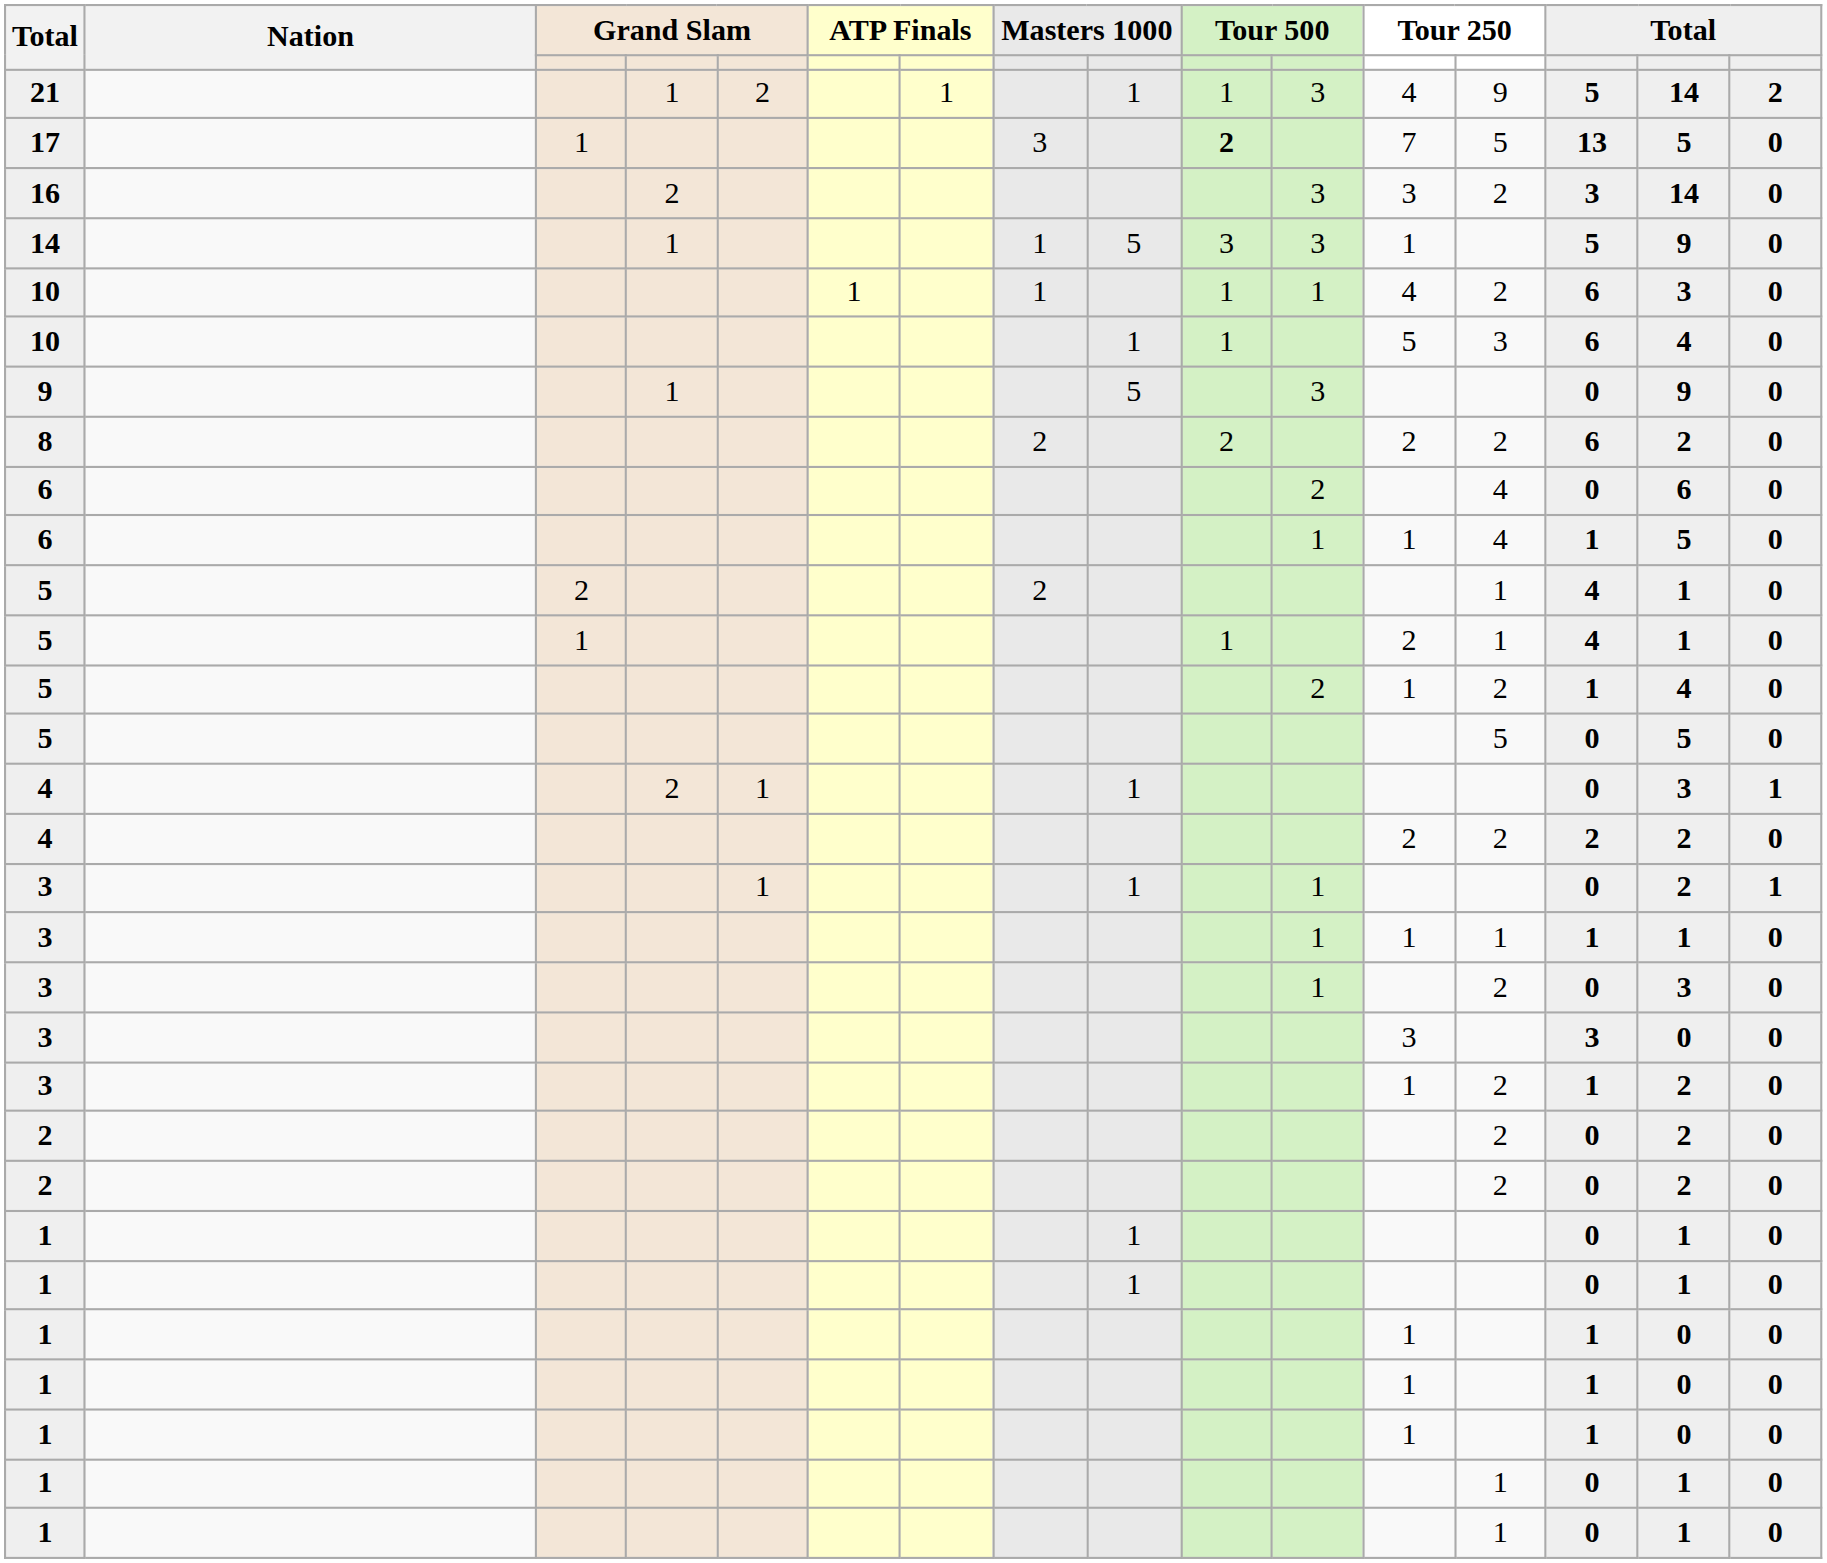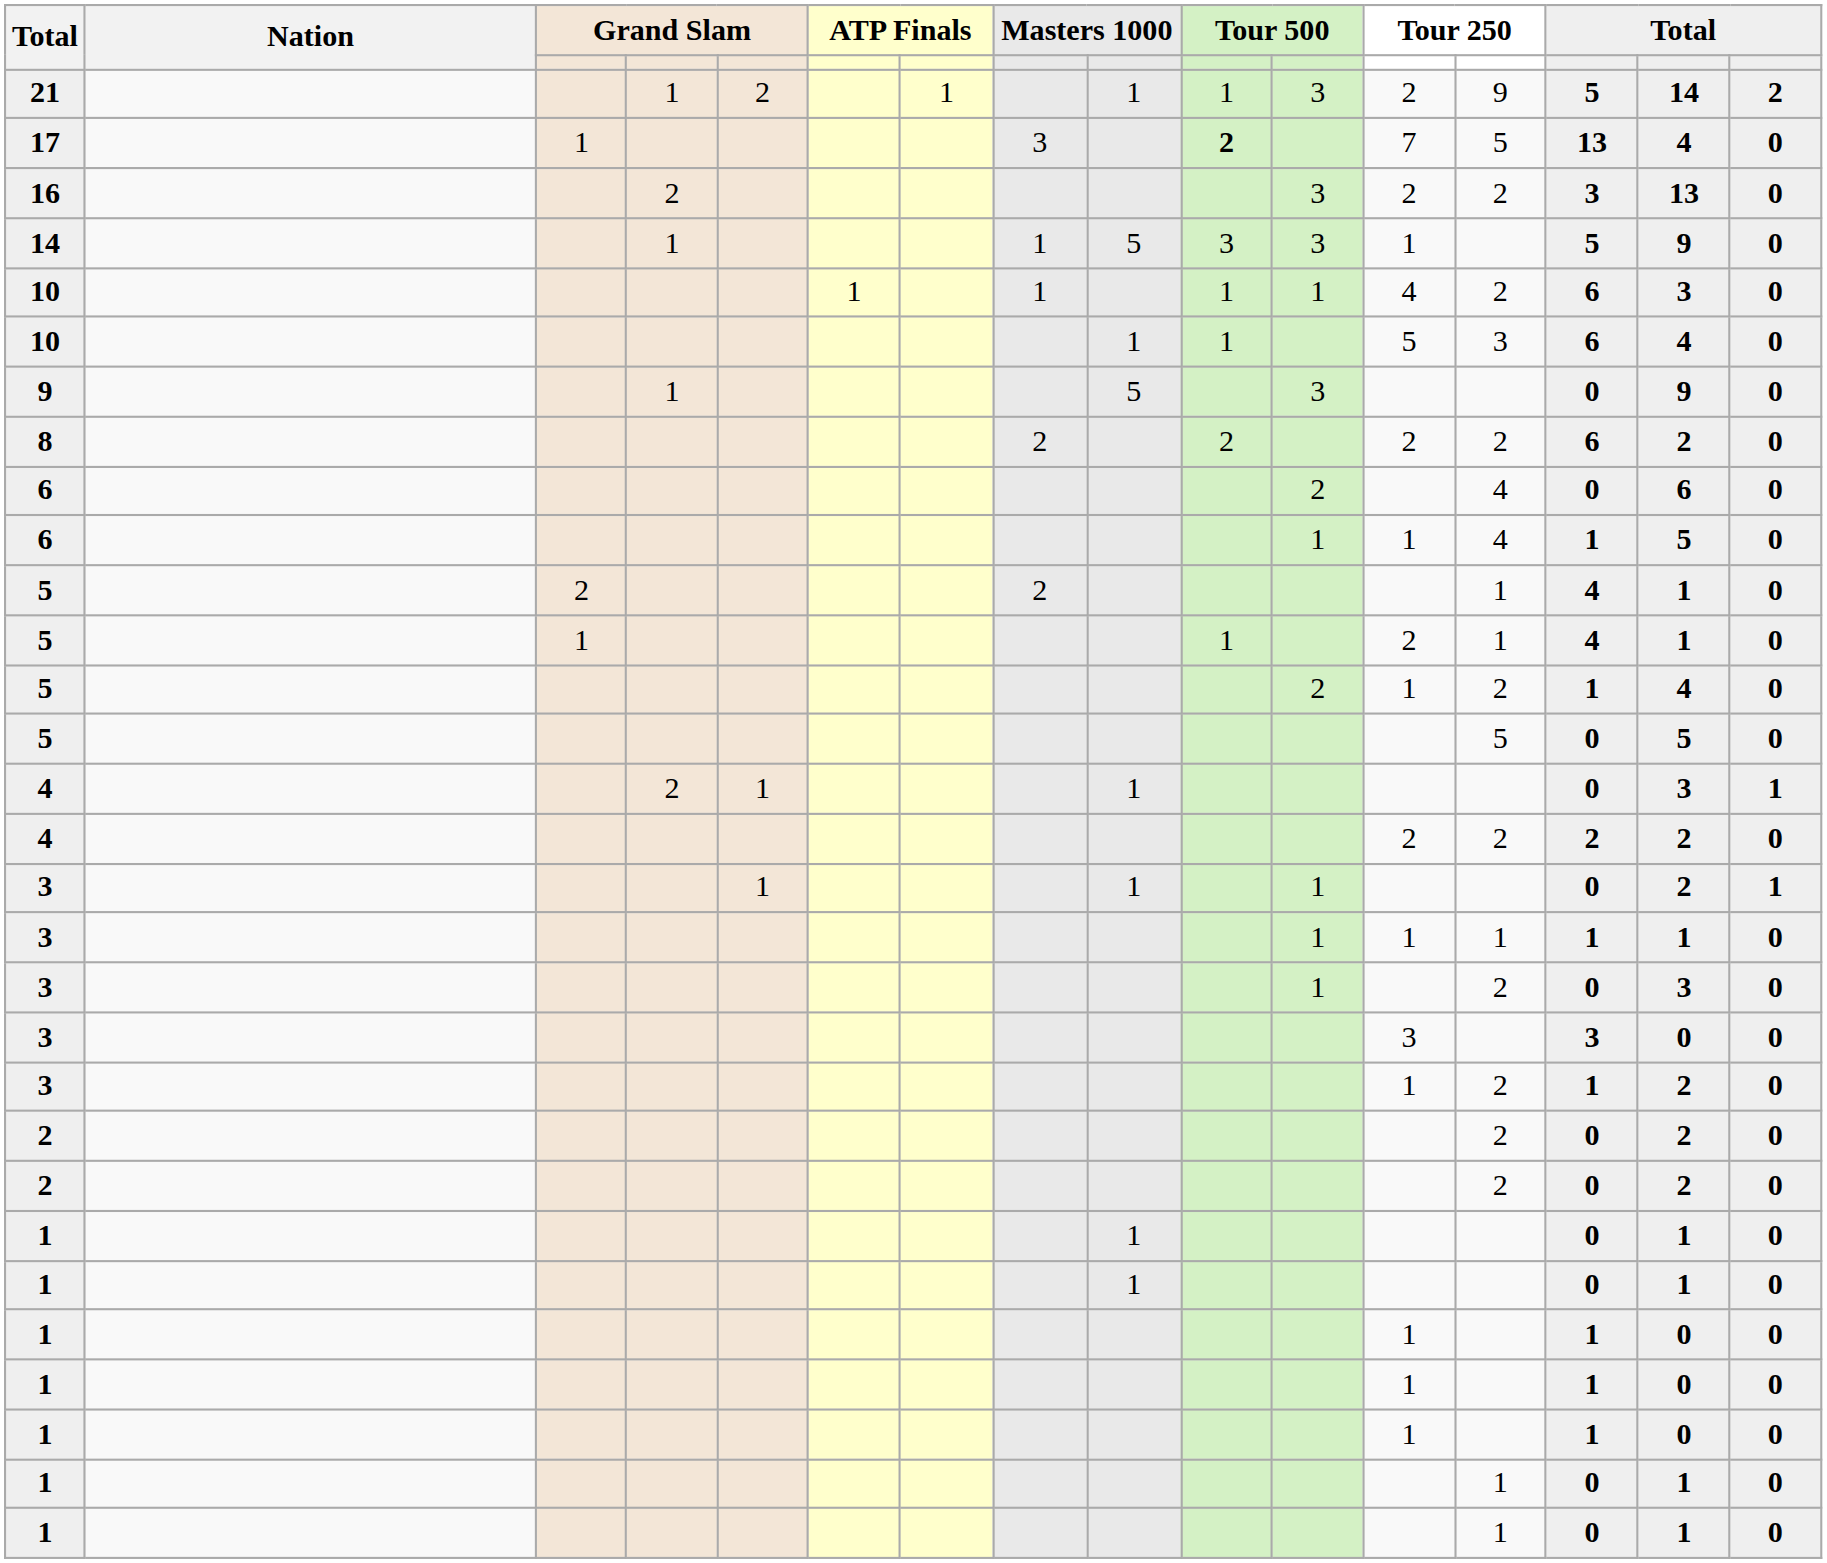(1409, 93) 4 -> (1409, 93) 2
(1684, 143) 5 -> (1684, 143) 4
(1409, 192) 3 -> (1409, 192) 2
(1684, 192) 14 -> (1684, 192) 13
